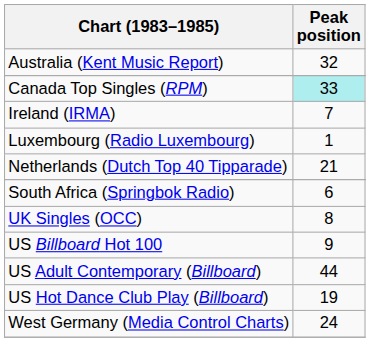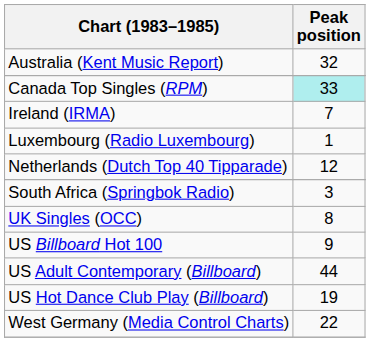(329, 166) 21 -> (329, 166) 12
(329, 192) 6 -> (329, 192) 3
(329, 323) 24 -> (329, 323) 22
